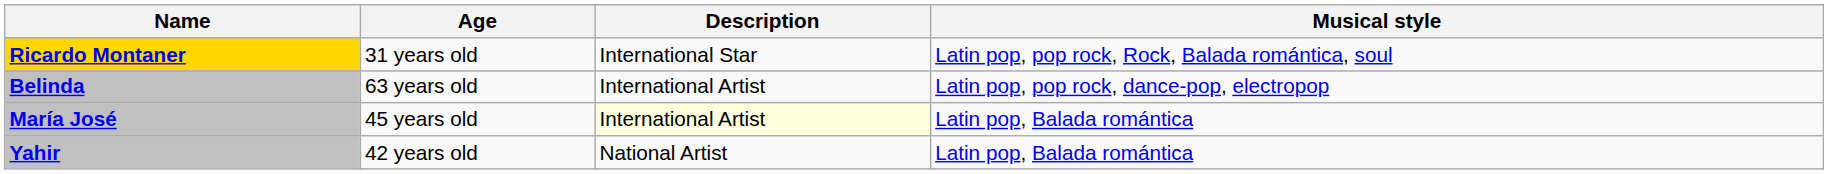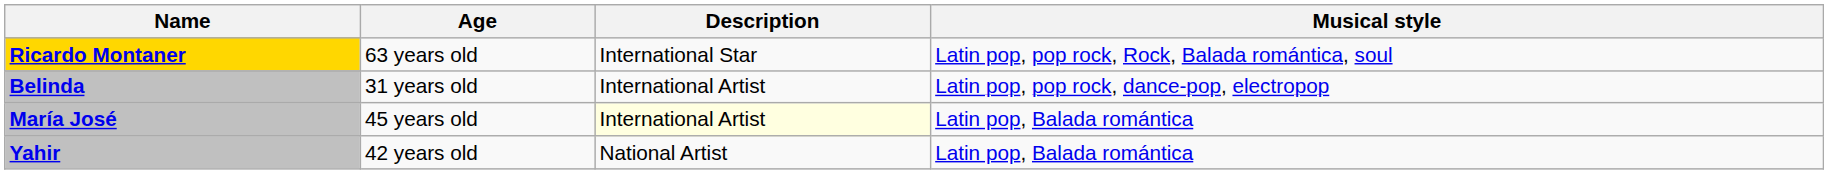(421, 54) 31 years old -> (421, 54) 63 years old
(421, 87) 63 years old -> (421, 87) 31 years old
